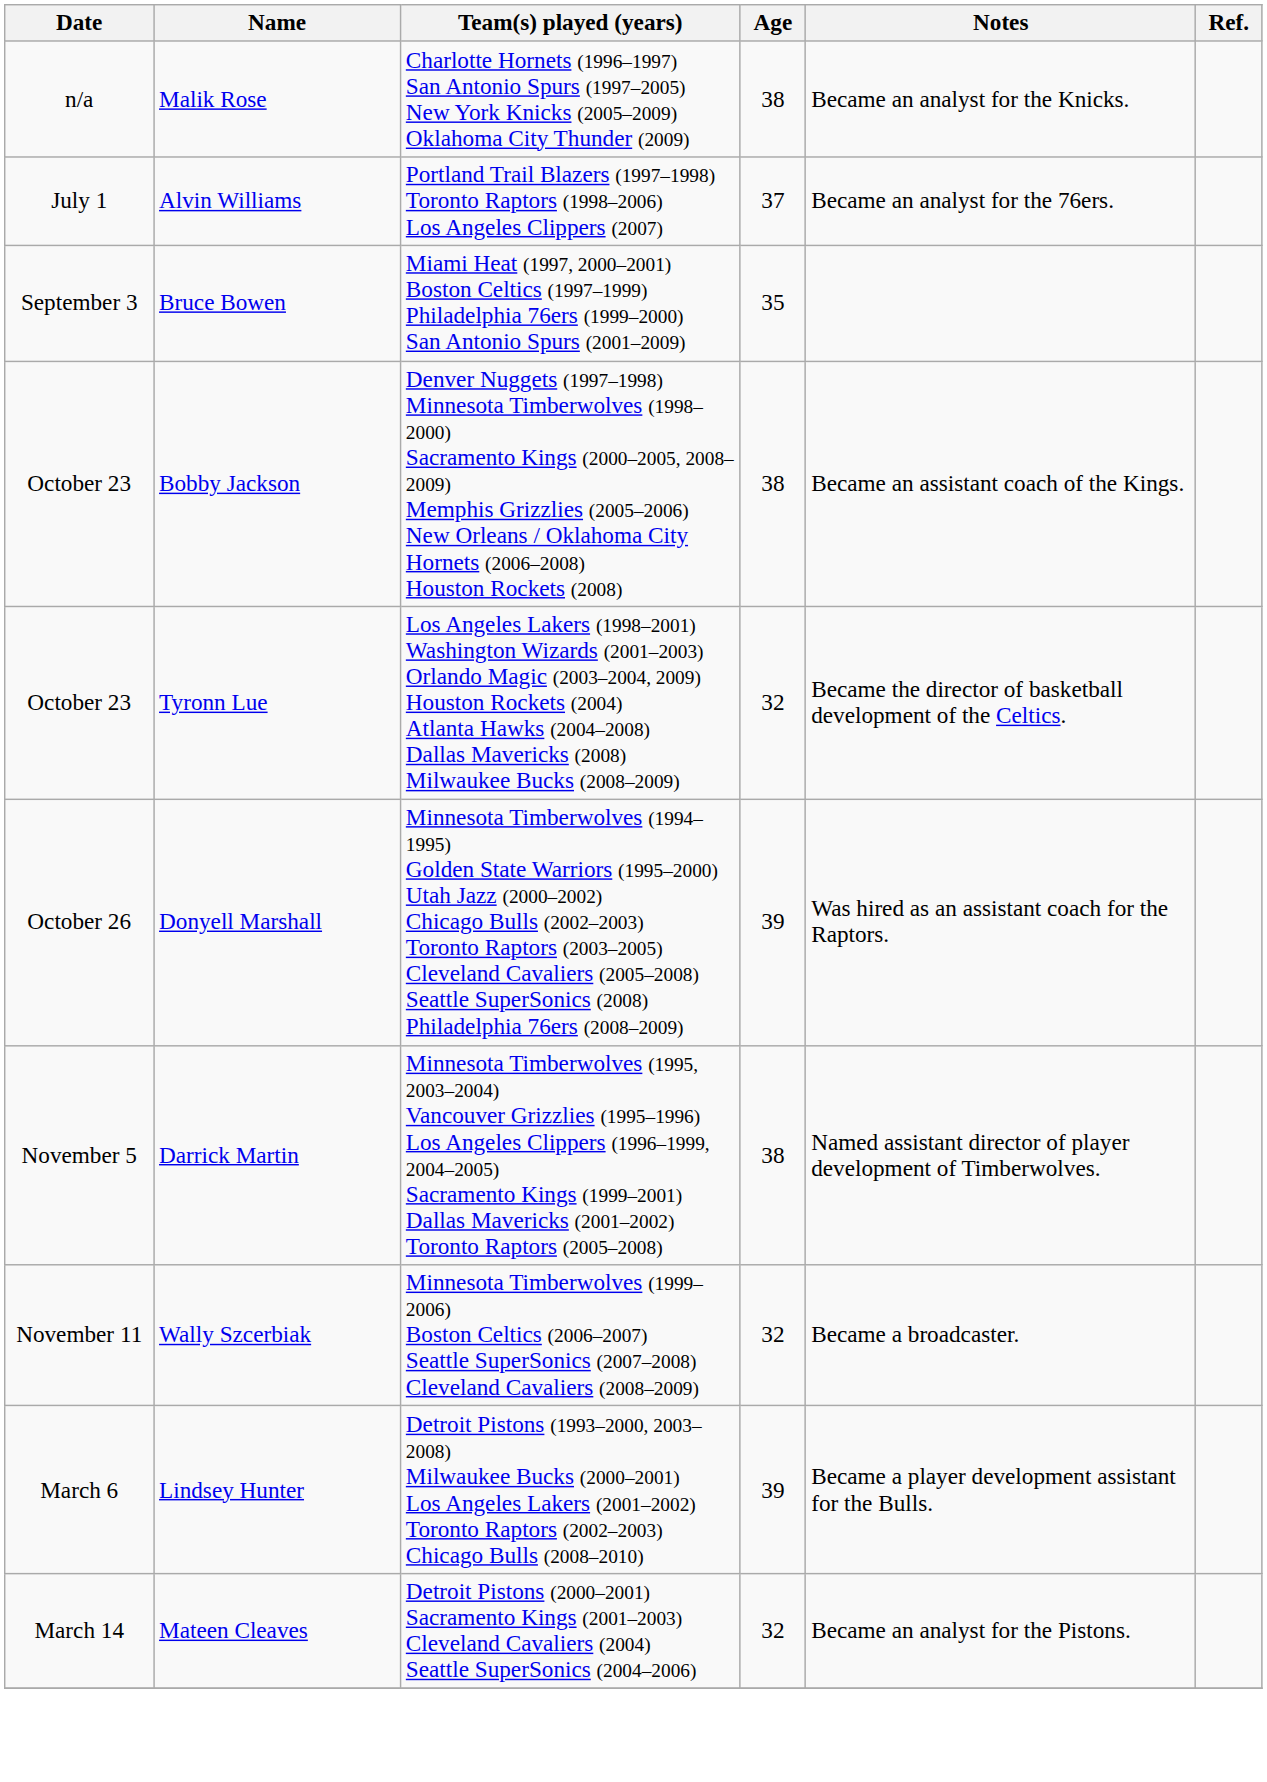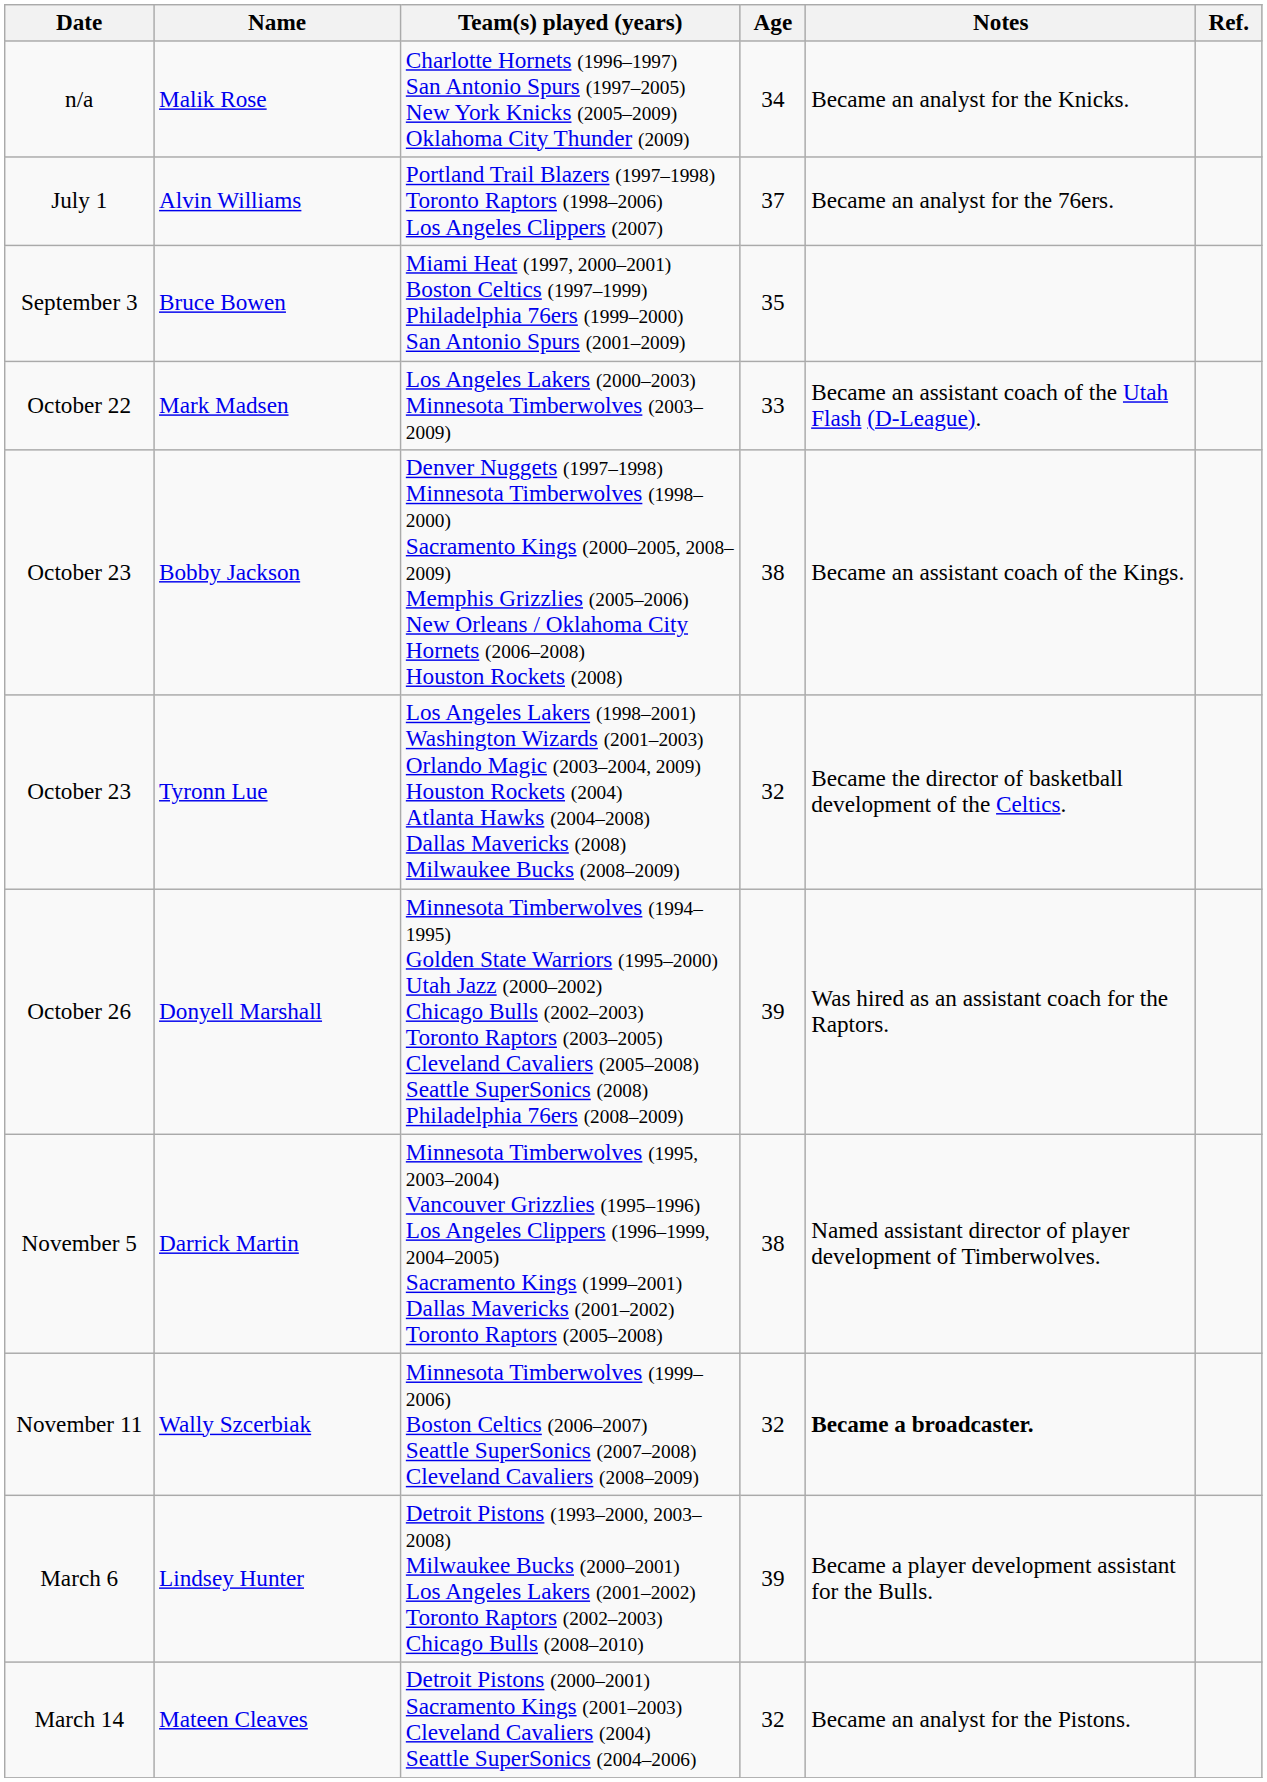(773, 98) 38 -> (773, 98) 34
+ row: (224, 404)
(915, 1335) normal -> (922, 1424) bold
